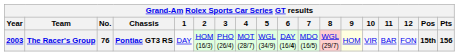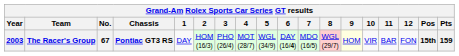(105, 40) 76 -> (105, 40) 67
(446, 40) 156 -> (446, 40) 159
